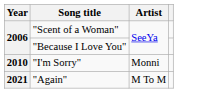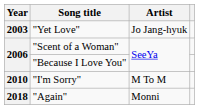+ row: (56, 29)
(145, 63) Monni -> (149, 79) M To M
(17, 79) 2021 -> (17, 96) 2018
(149, 79) M To M -> (145, 96) Monni
